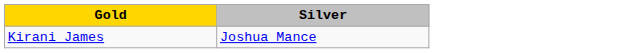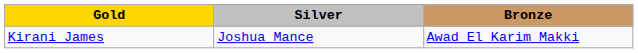+ column: (528, 15)
